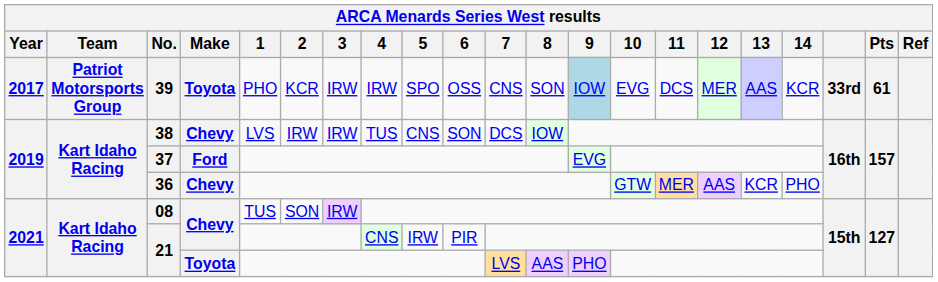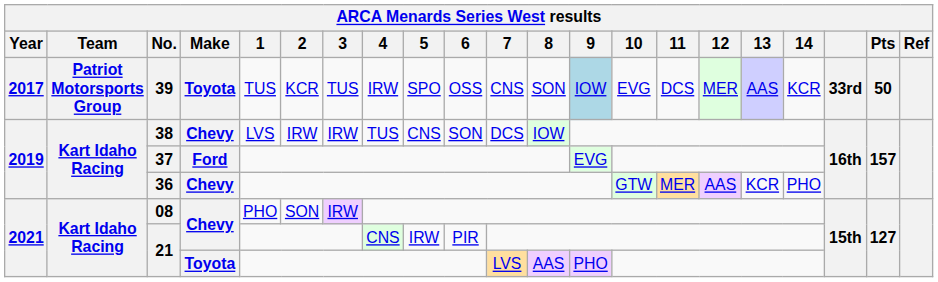(260, 88) PHO -> (260, 88) TUS
(342, 88) IRW -> (343, 88) TUS
(882, 88) 61 -> (883, 88) 50
(260, 211) TUS -> (260, 211) PHO
